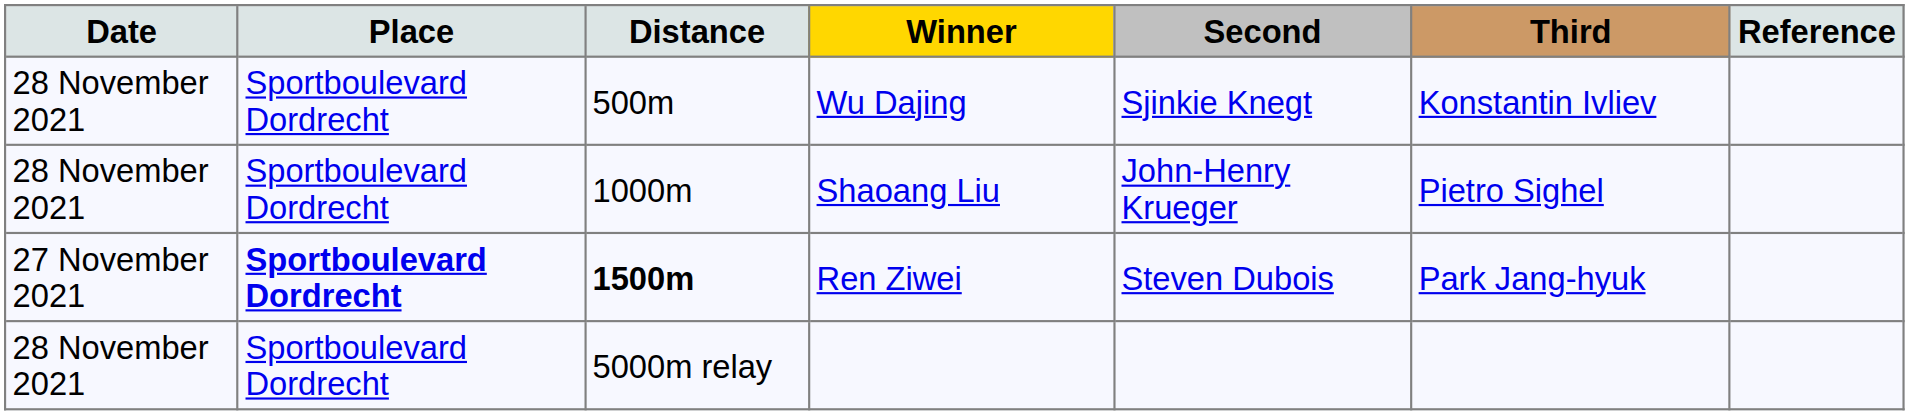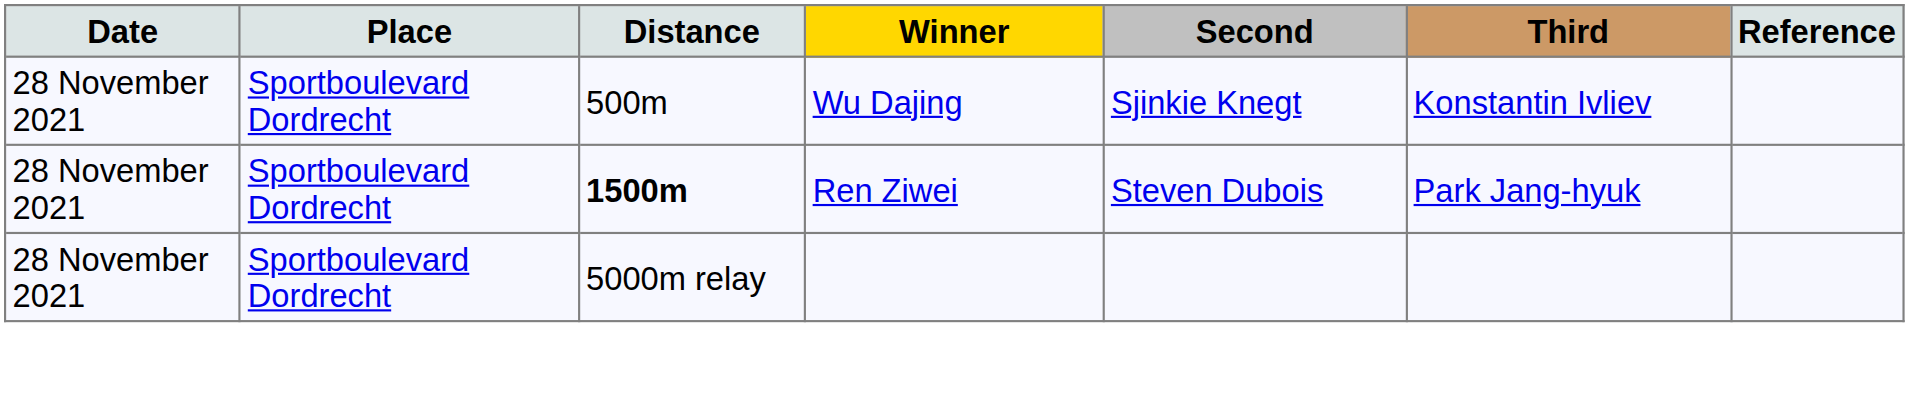- row: (908, 189)
(111, 277) 27 November 2021 -> (111, 189) 28 November 2021
(366, 277) bold -> (359, 189) normal
